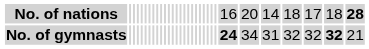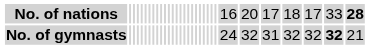(271, 13) 14 -> (271, 13) 17
(334, 13) 18 -> (334, 13) 33
(228, 35) bold -> (228, 35) normal
(250, 35) 34 -> (250, 35) 32
